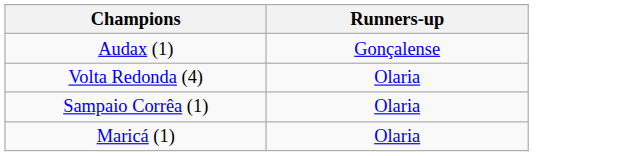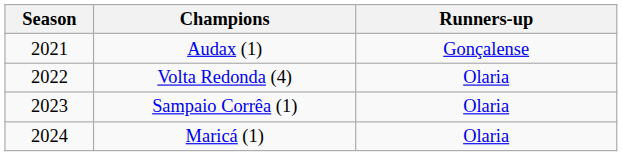+ column: (49, 19)
